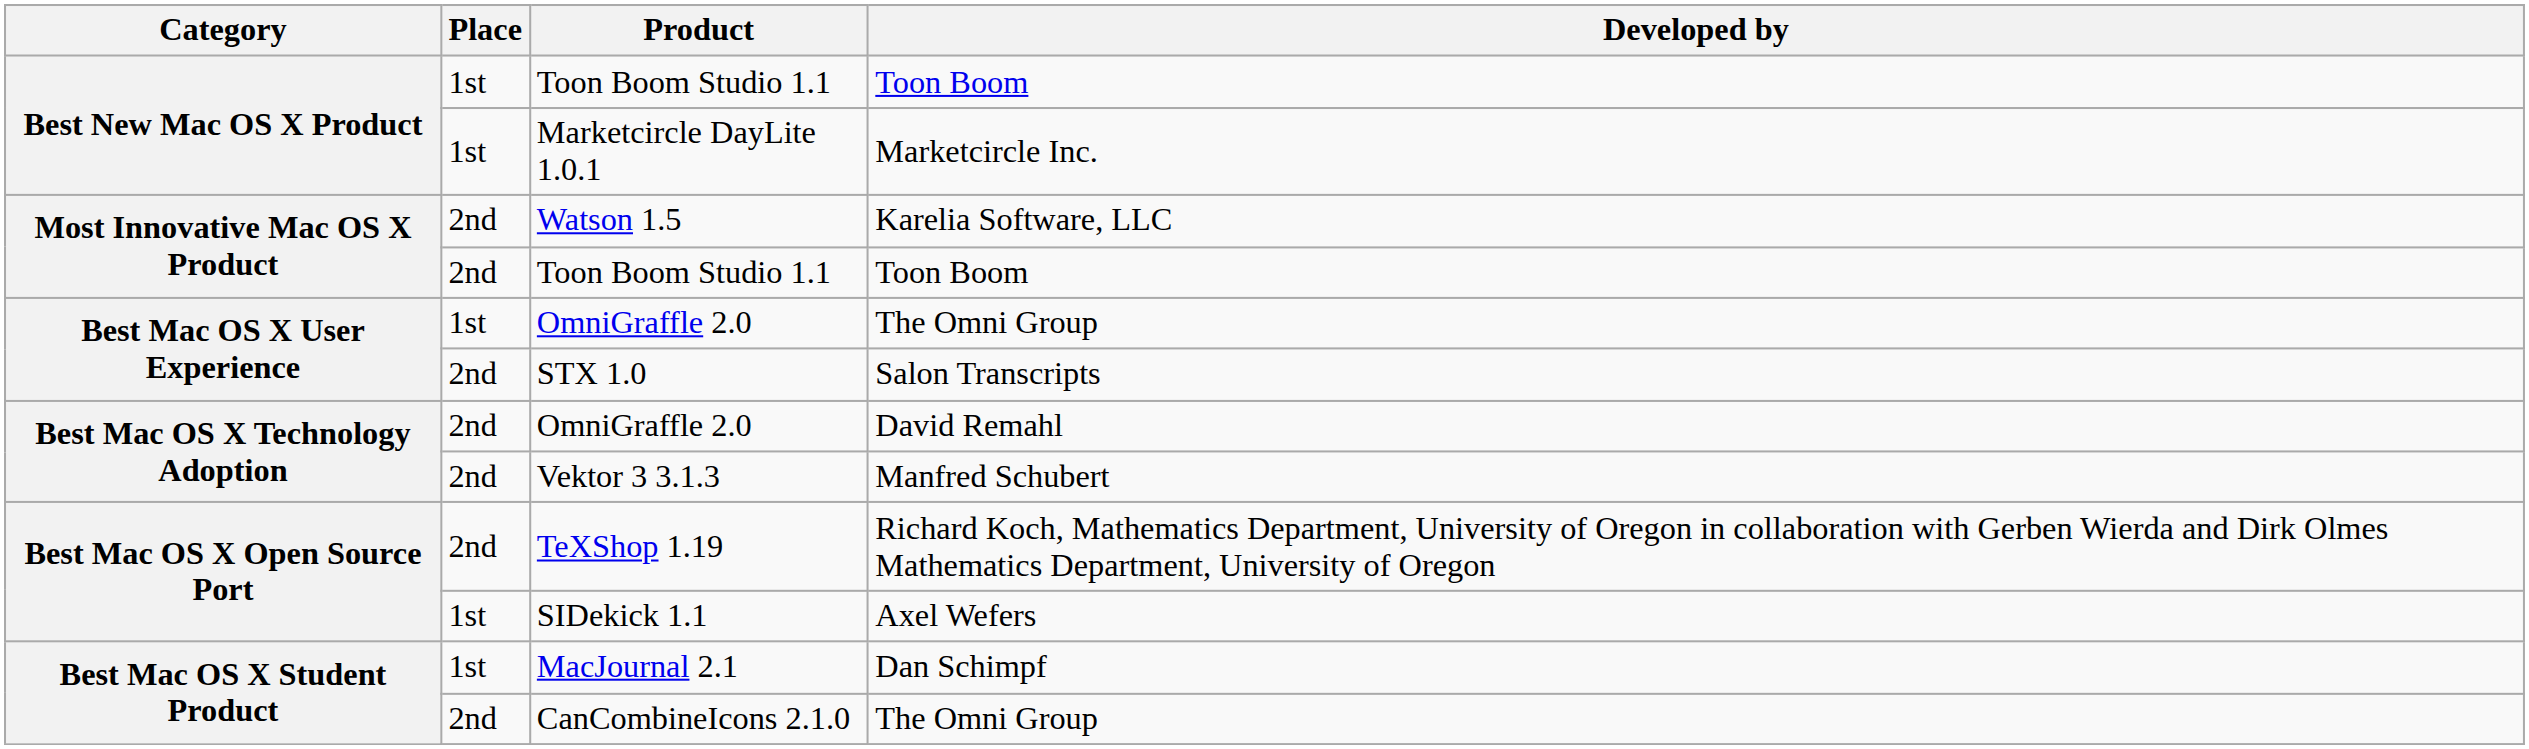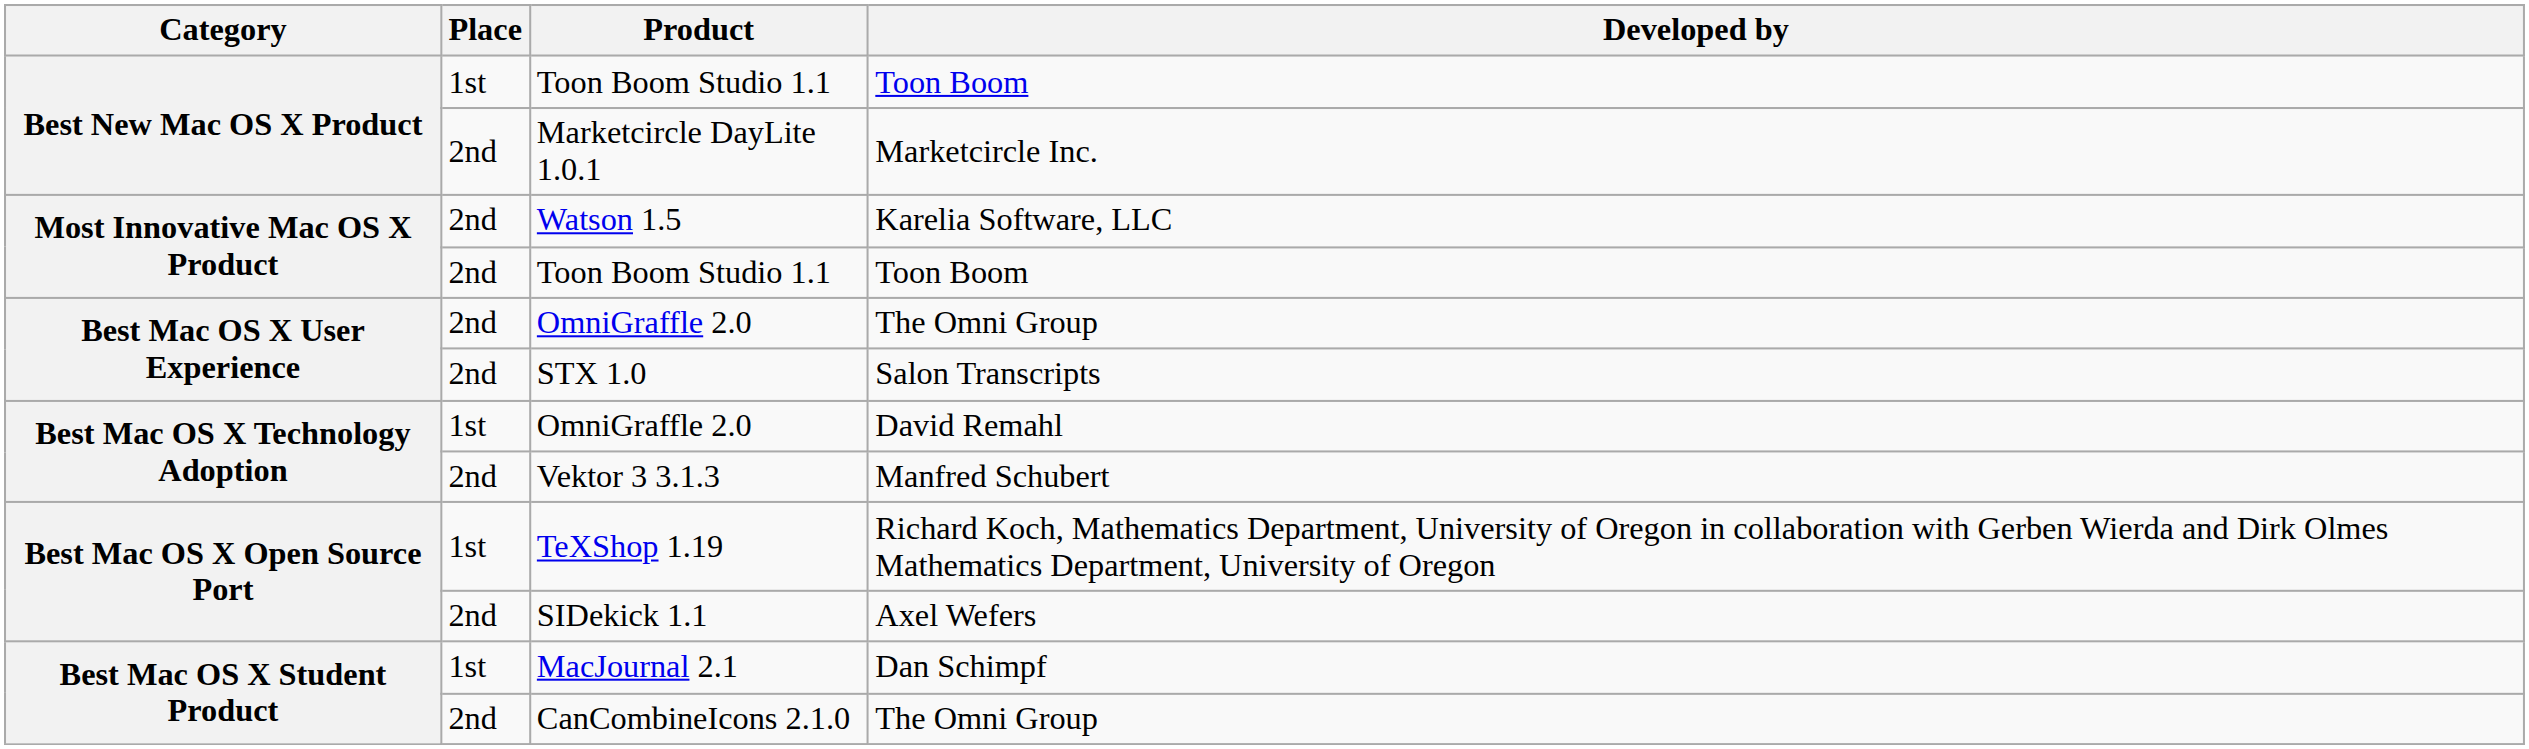(467, 150) 1st -> (473, 150) 2nd
(467, 322) 1st -> (473, 322) 2nd
(473, 425) 2nd -> (467, 425) 1st
(473, 545) 2nd -> (467, 545) 1st
(467, 615) 1st -> (473, 615) 2nd
